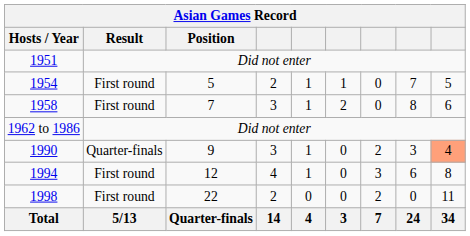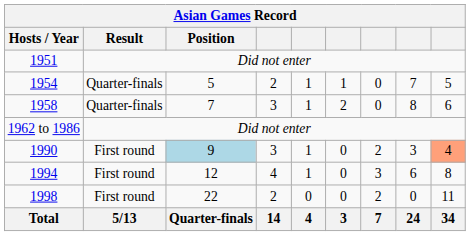(124, 83) First round -> (124, 83) Quarter-finals
(124, 106) First round -> (124, 106) Quarter-finals
(124, 151) Quarter-finals -> (124, 151) First round
(211, 151) no background -> (211, 151) lightblue background
